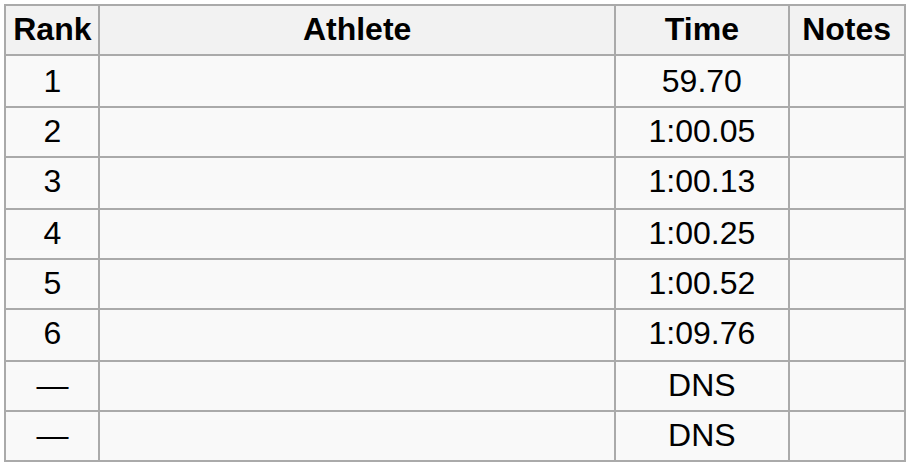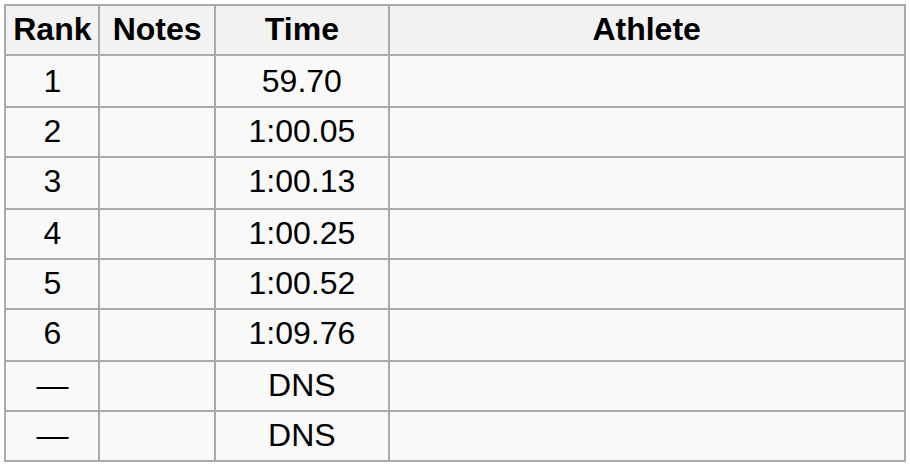columns swapped: (357, 29) <-> (847, 29)
